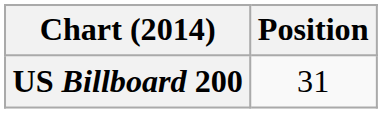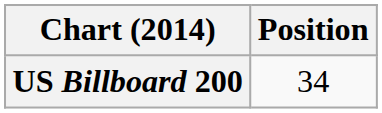(313, 81) 31 -> (313, 81) 34
